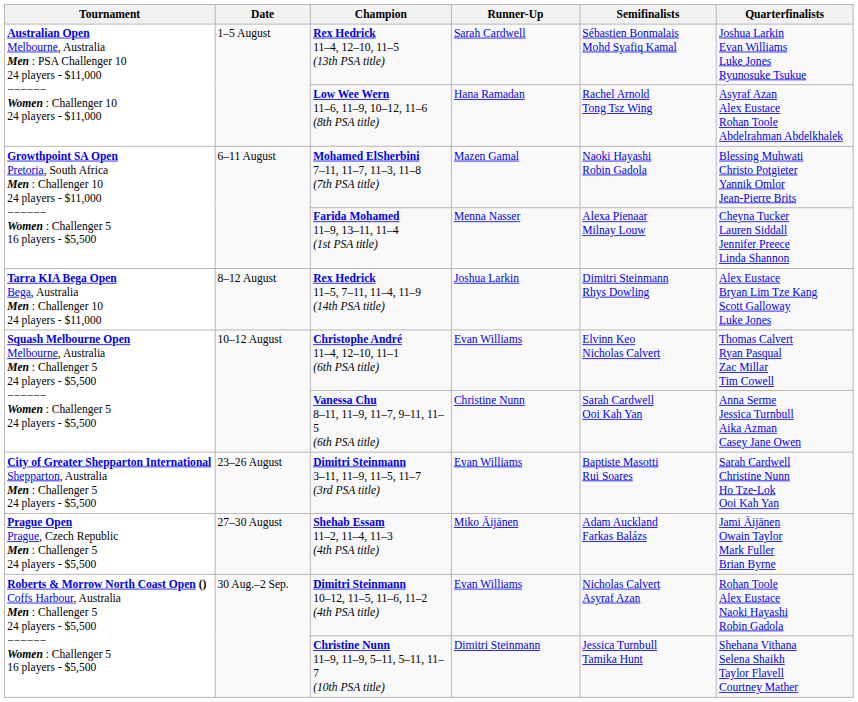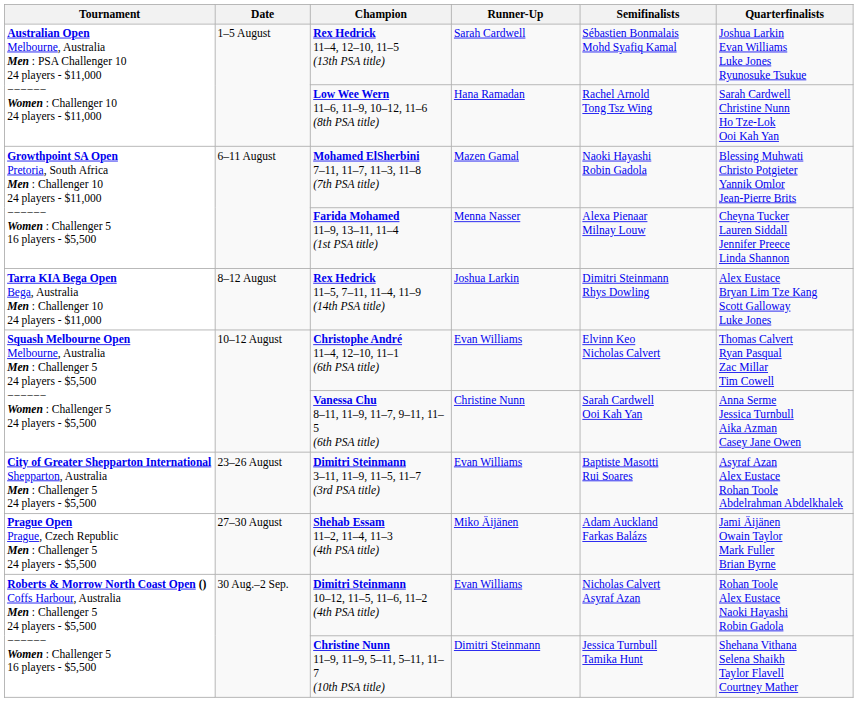(781, 115) Asyraf Azan Alex Eustace Rohan Toole Abdelrahman Abdelkhalek -> (755, 115) Sarah Cardwell Christine Nunn Ho Tze-Lok Ooi Kah Yan
(755, 482) Sarah Cardwell Christine Nunn Ho Tze-Lok Ooi Kah Yan -> (781, 482) Asyraf Azan Alex Eustace Rohan Toole Abdelrahman Abdelkhalek
